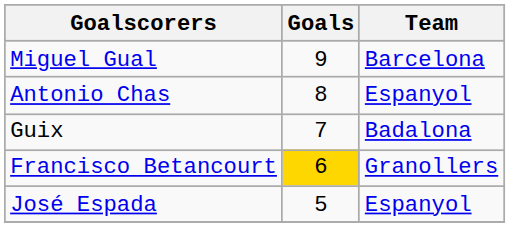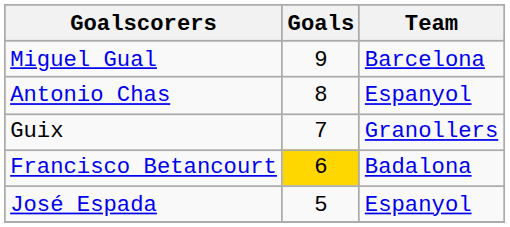(418, 132) Badalona -> (432, 132) Granollers
(432, 168) Granollers -> (418, 168) Badalona
